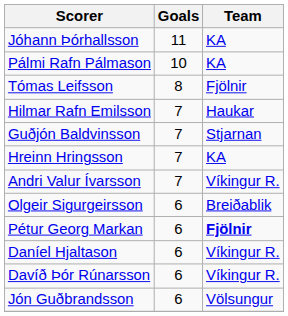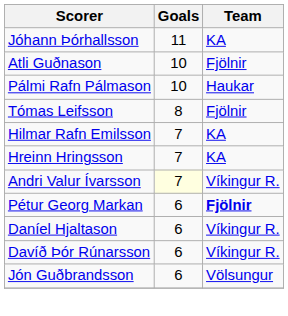+ row: (55, 63)
(216, 63) KA -> (230, 87) Haukar
(230, 110) Haukar -> (216, 134) KA
- row: (74, 134)
(179, 181) no background -> (179, 181) lightyellow background
- row: (75, 205)
